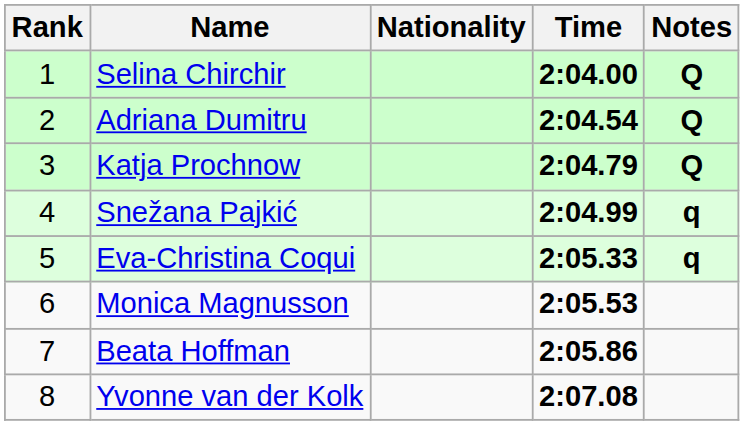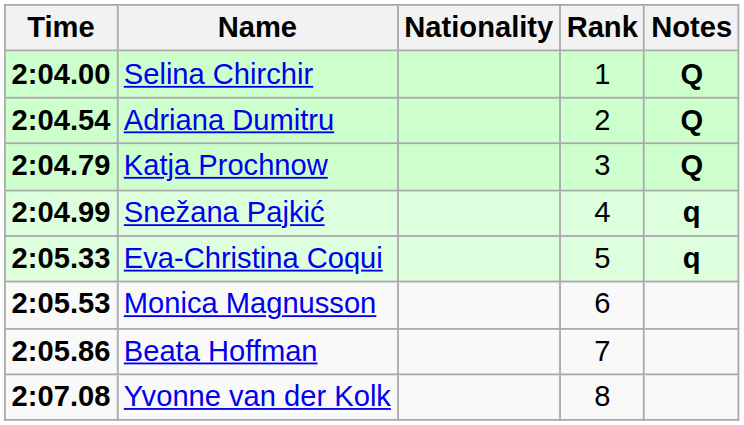columns swapped: (47, 27) <-> (588, 27)
